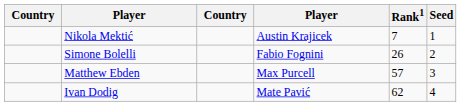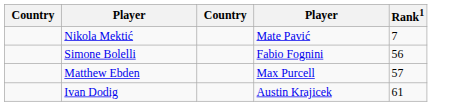- column: (441, 15)
(294, 35) Austin Krajicek -> (283, 35) Mate Pavić
(397, 54) 26 -> (397, 54) 56
(283, 92) Mate Pavić -> (294, 92) Austin Krajicek
(397, 92) 62 -> (397, 92) 61
